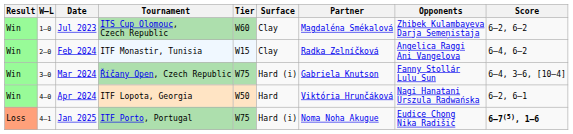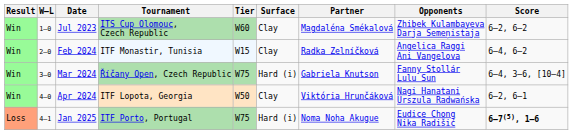(268, 96) Hard -> (268, 96) Clay
